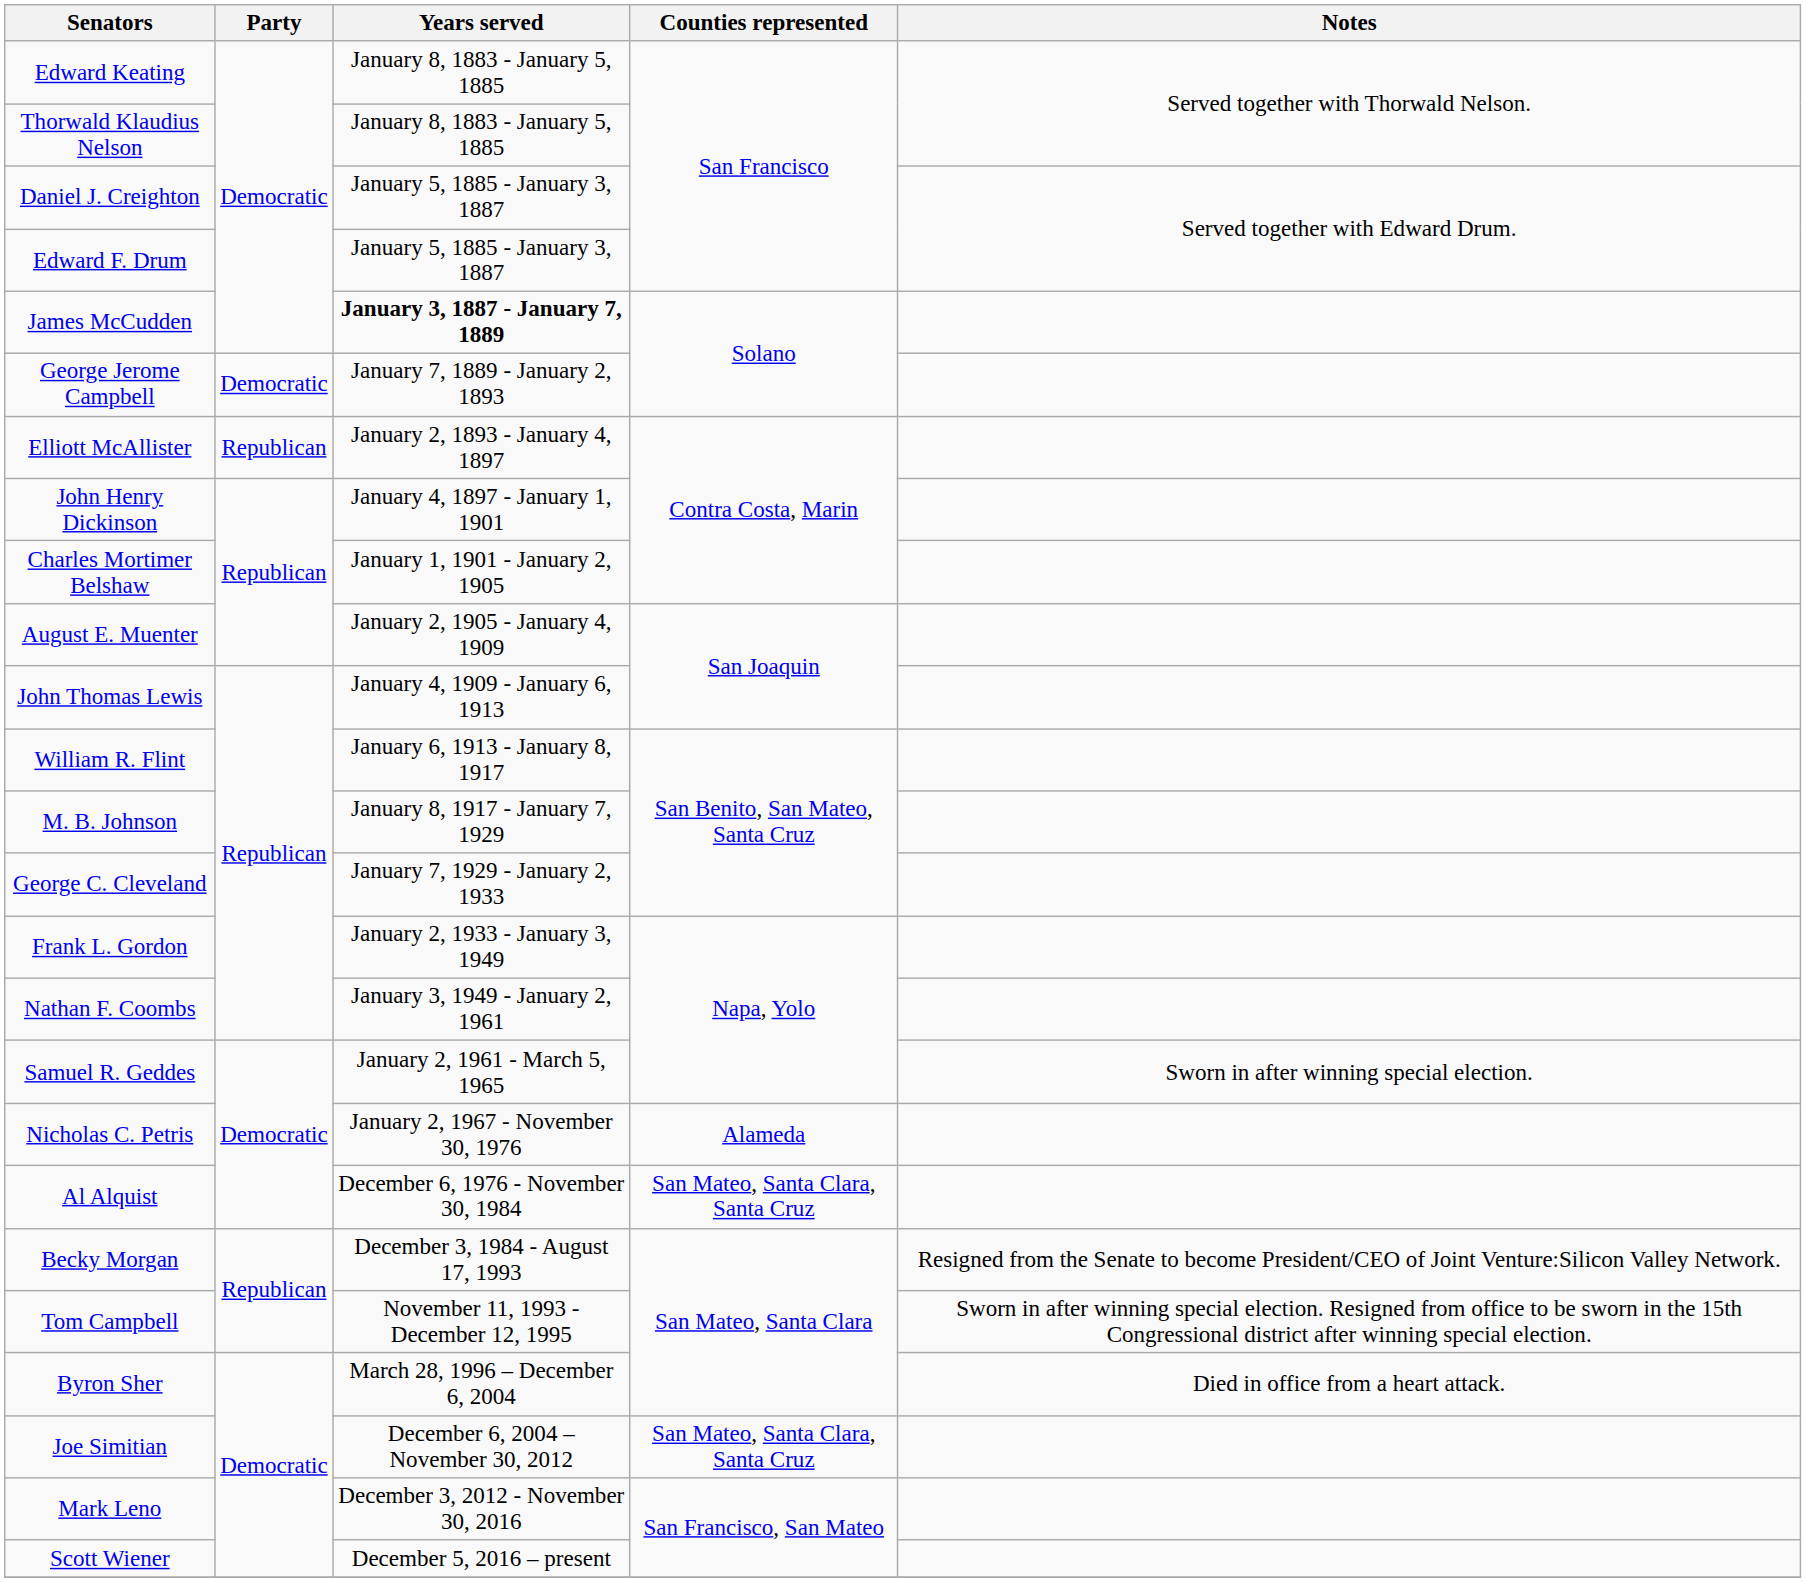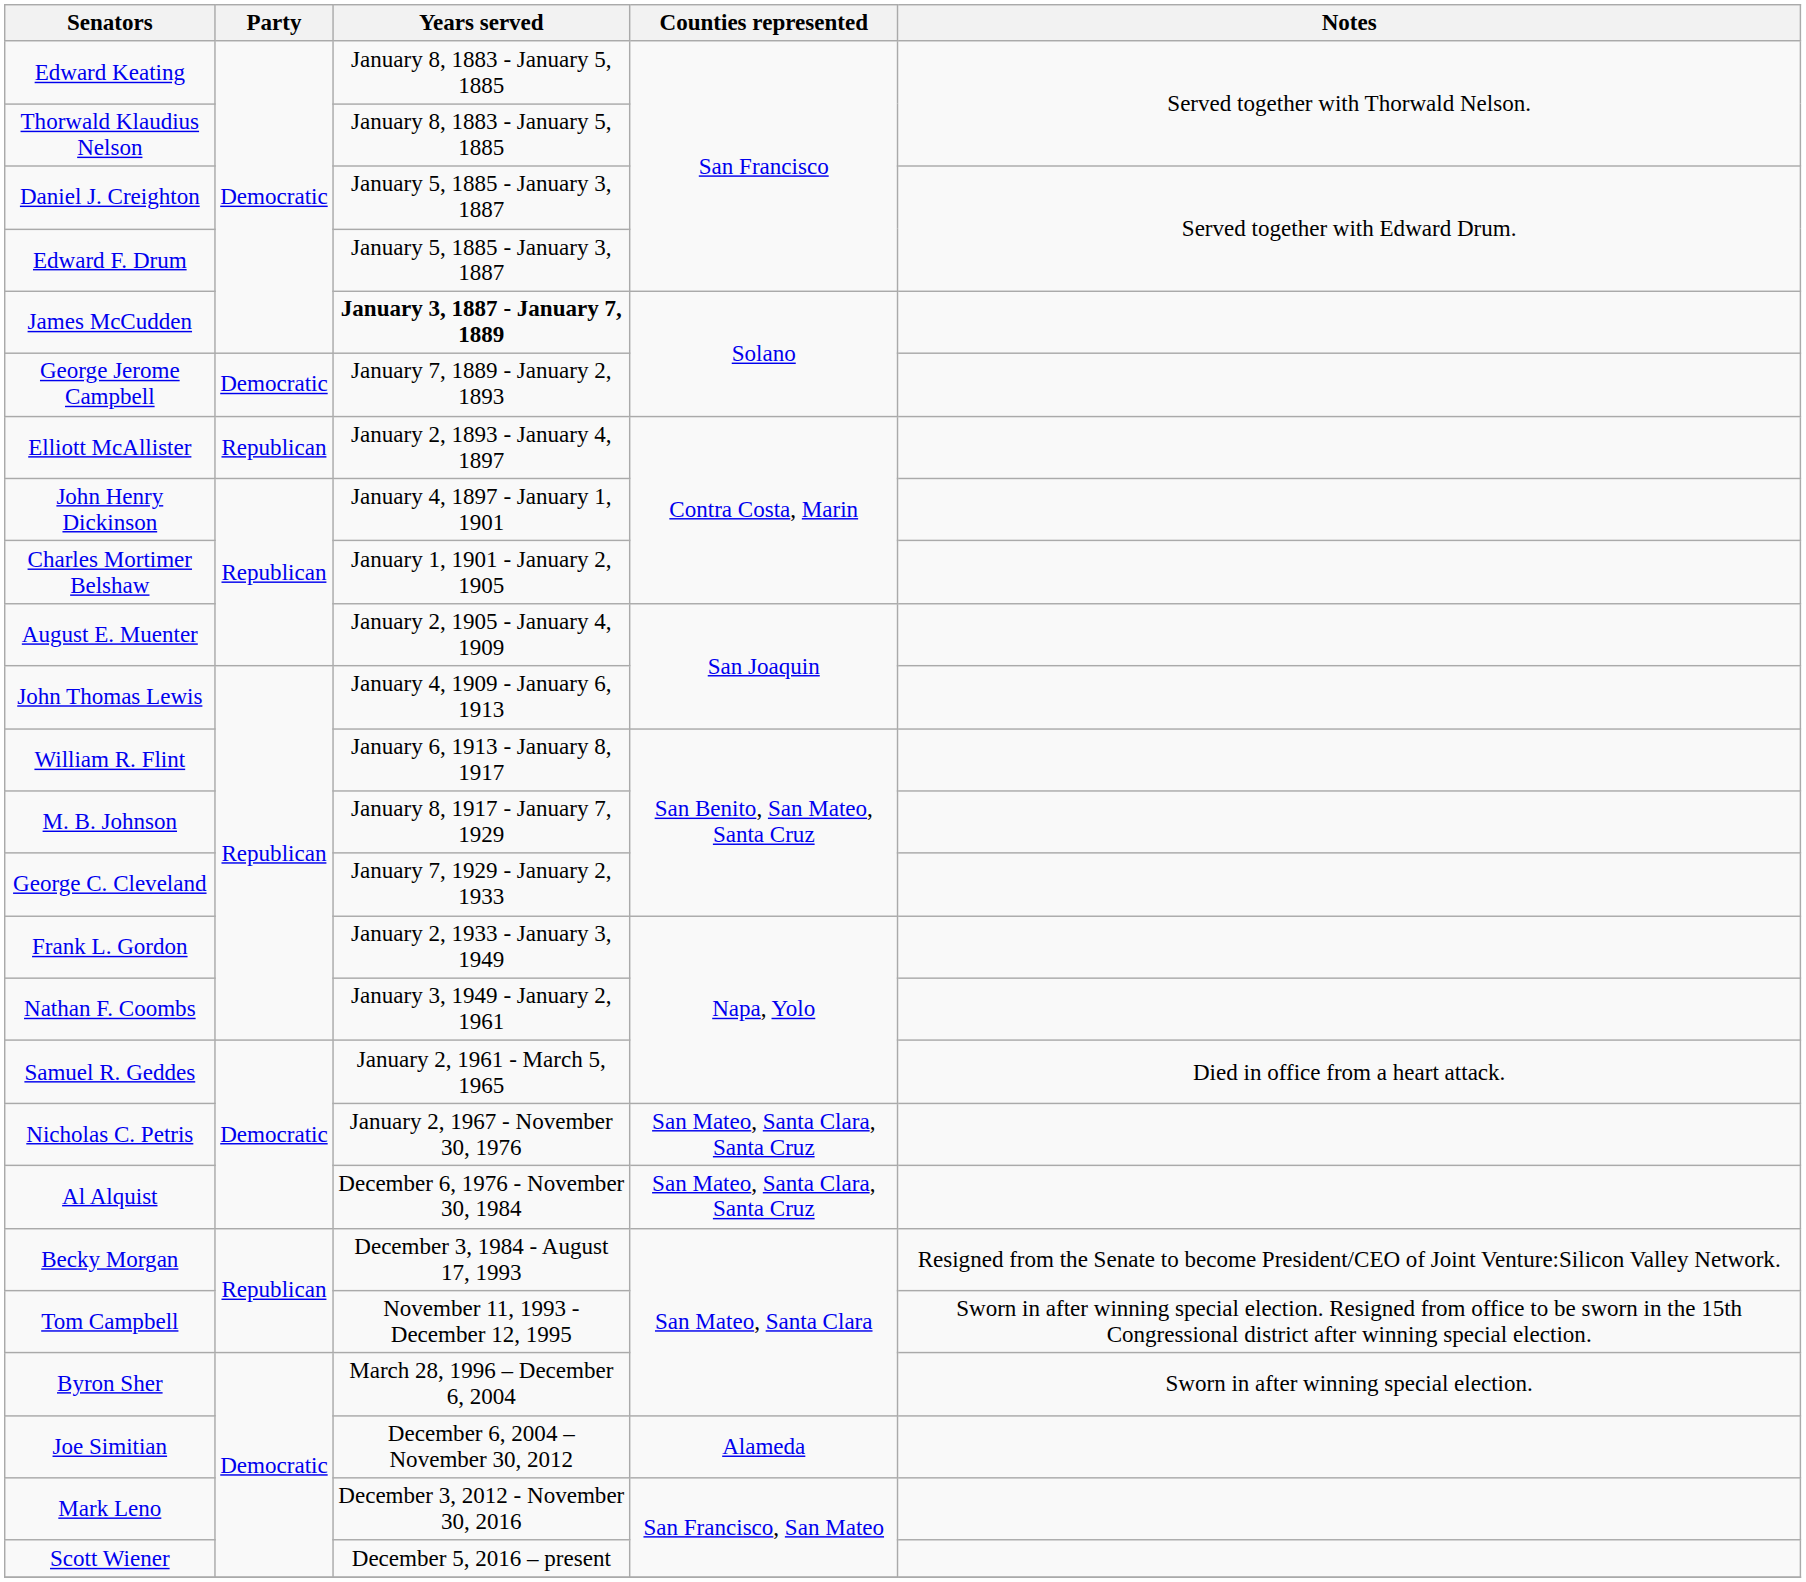(1349, 1071) Sworn in after winning special election. -> (1349, 1071) Died in office from a heart attack.
(764, 1134) Alameda -> (764, 1134) San Mateo, Santa Clara, Santa Cruz
(1349, 1383) Died in office from a heart attack. -> (1349, 1383) Sworn in after winning special election.
(764, 1446) San Mateo, Santa Clara, Santa Cruz -> (764, 1446) Alameda
